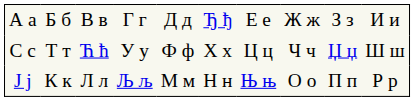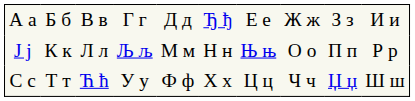rows swapped: (23, 80) <-> (23, 50)
